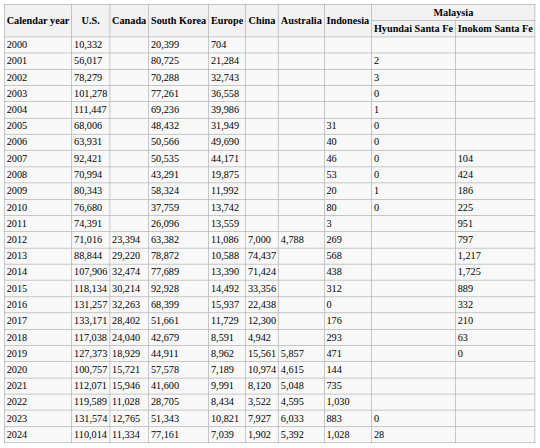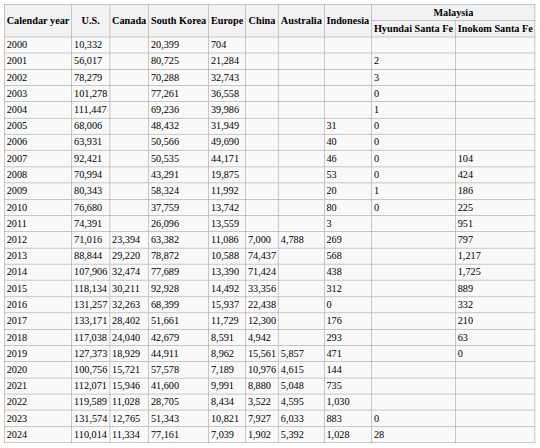(126, 288) 30,214 -> (126, 288) 30,211
(91, 369) 100,757 -> (91, 369) 100,756
(262, 369) 10,974 -> (262, 369) 10,976
(259, 386) 8,120 -> (259, 386) 8,880
